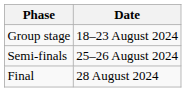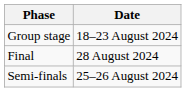rows swapped: (37, 55) <-> (21, 76)
